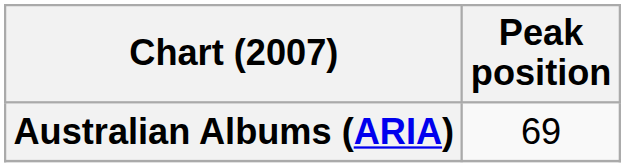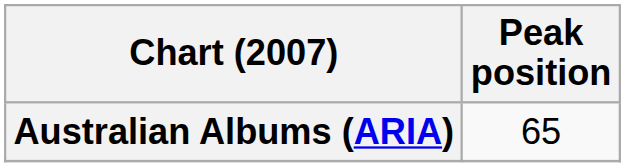(541, 131) 69 -> (541, 131) 65
